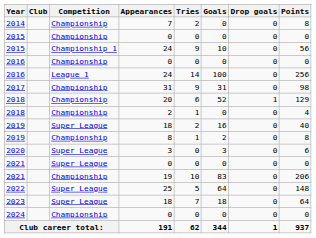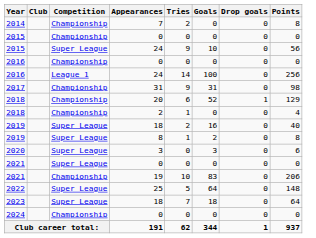(84, 49) Championship 1 -> (79, 49) Super League
(79, 138) Championship -> (79, 138) Super League
